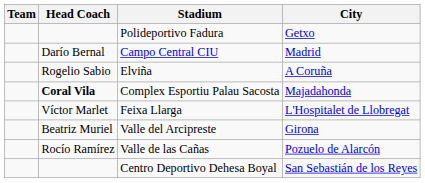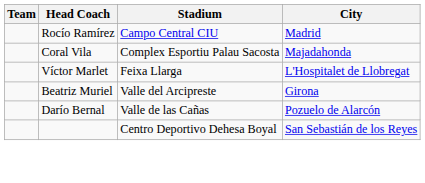- row: (172, 33)
(73, 52) Darío Bernal -> (78, 33) Rocío Ramírez
- row: (136, 71)
(68, 91) bold -> (66, 52) normal
(78, 149) Rocío Ramírez -> (73, 110) Darío Bernal
